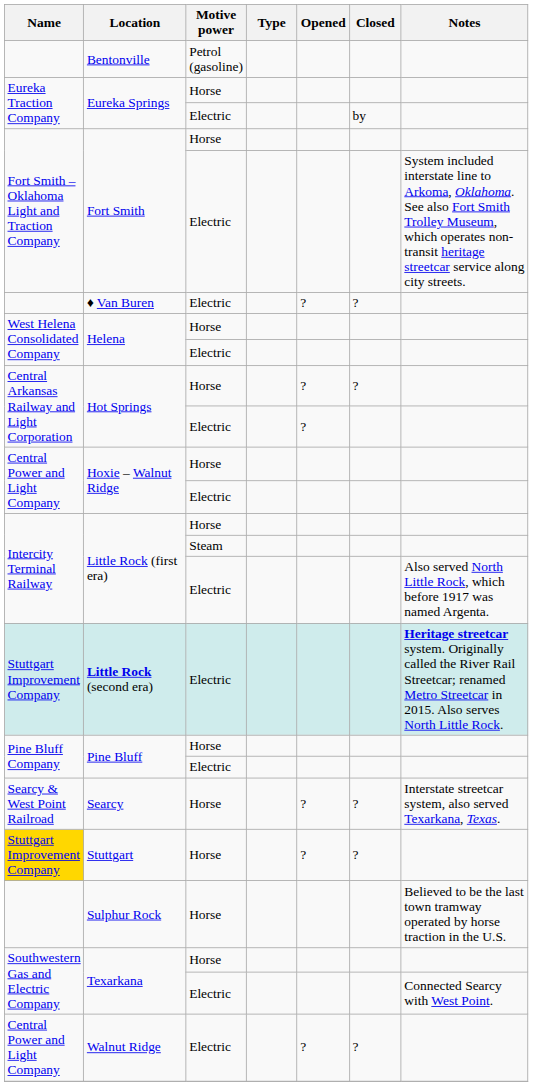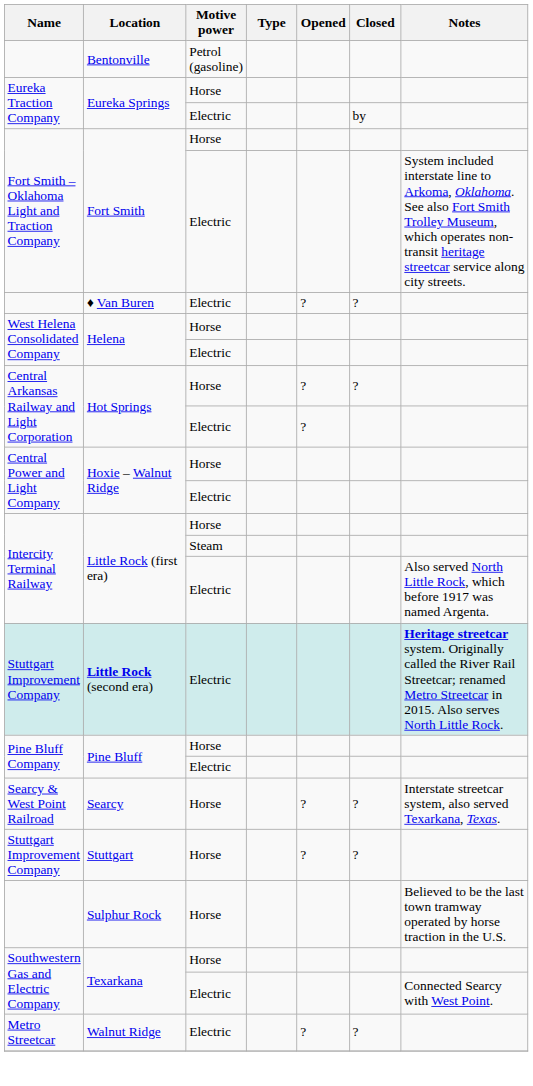(44, 855) gold background -> (44, 855) no background
(36, 1047) Central Power and Light Company -> (31, 1032) Metro Streetcar
